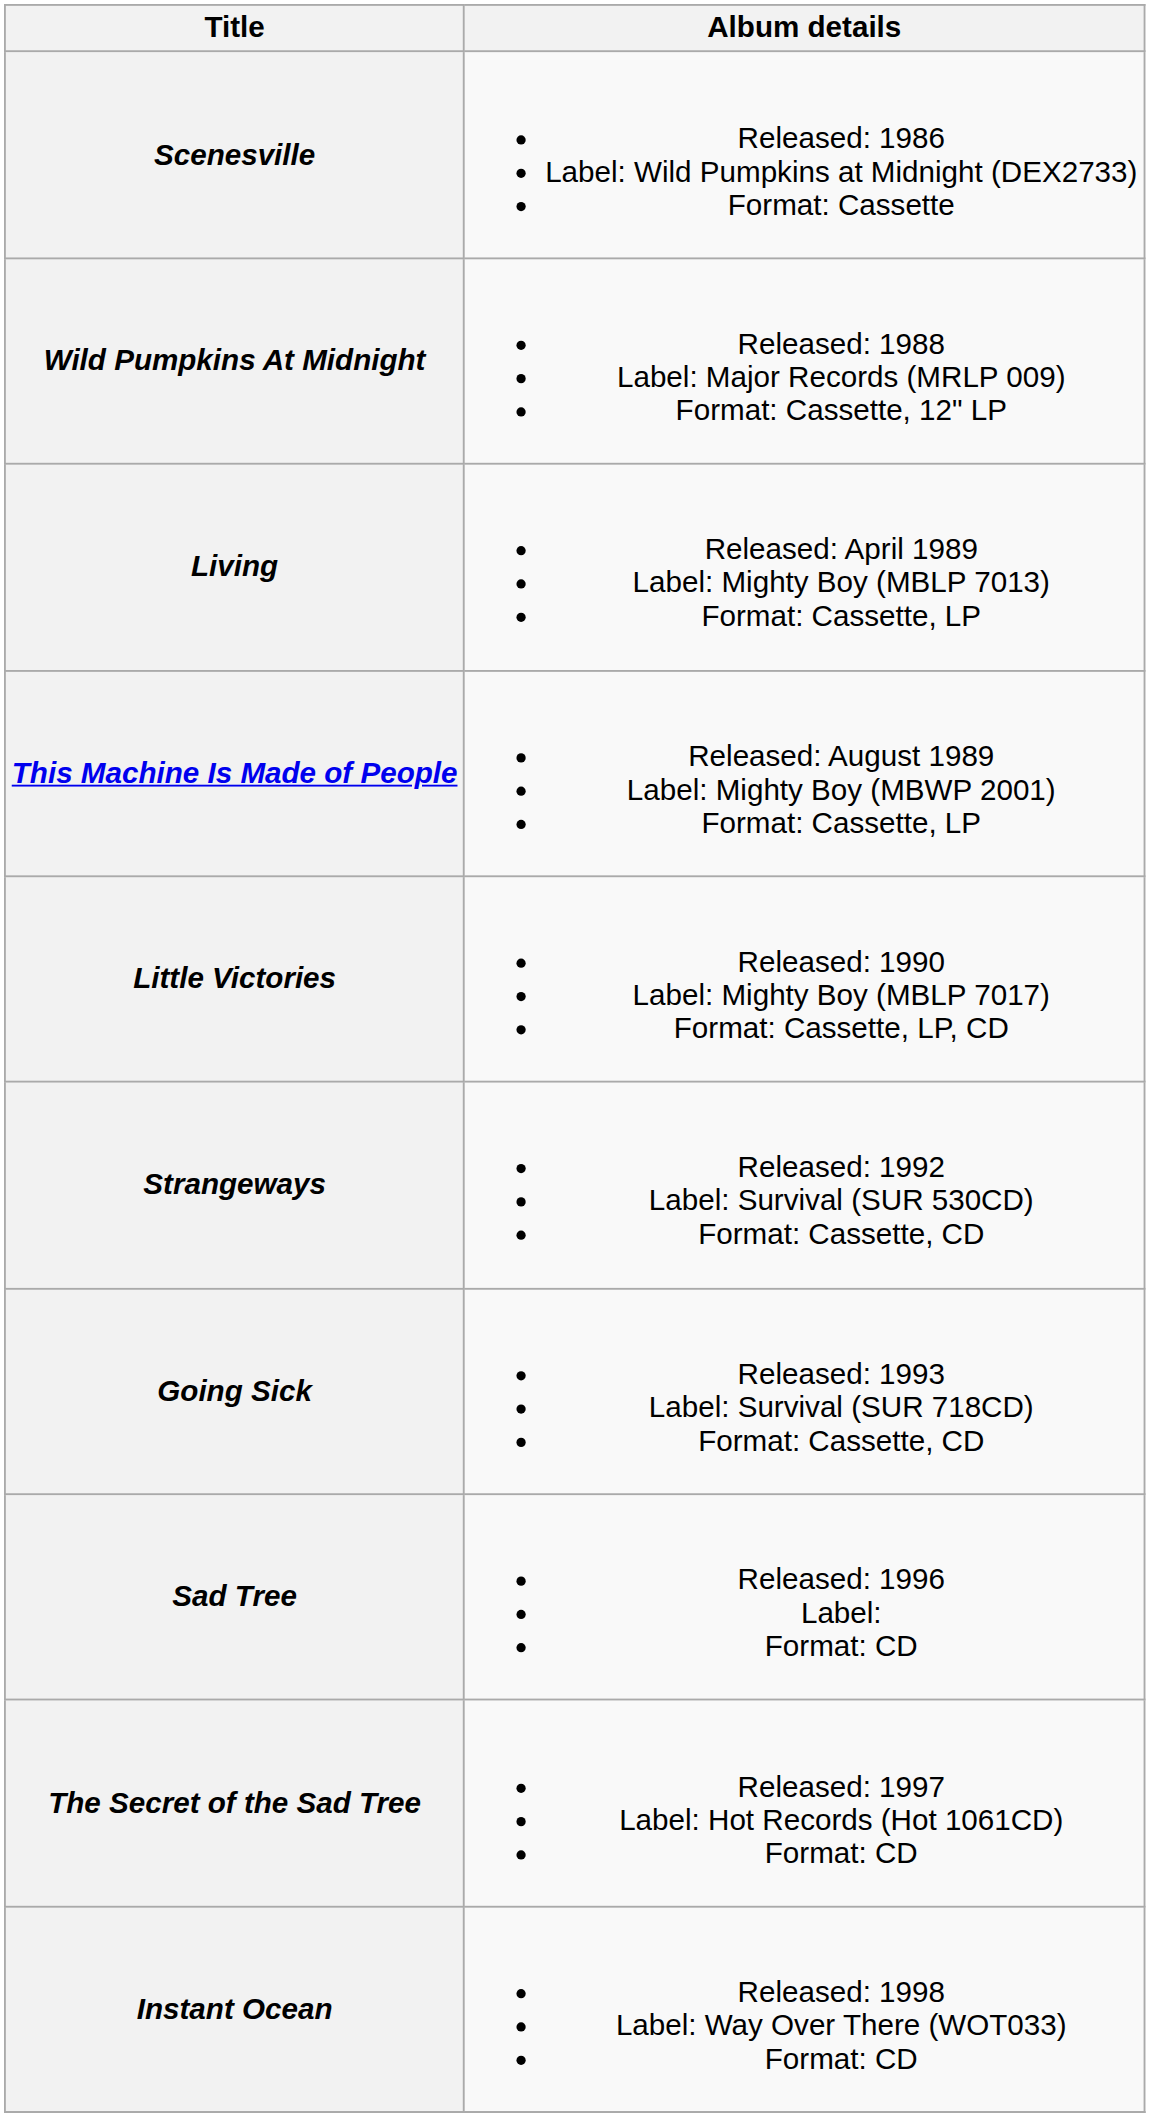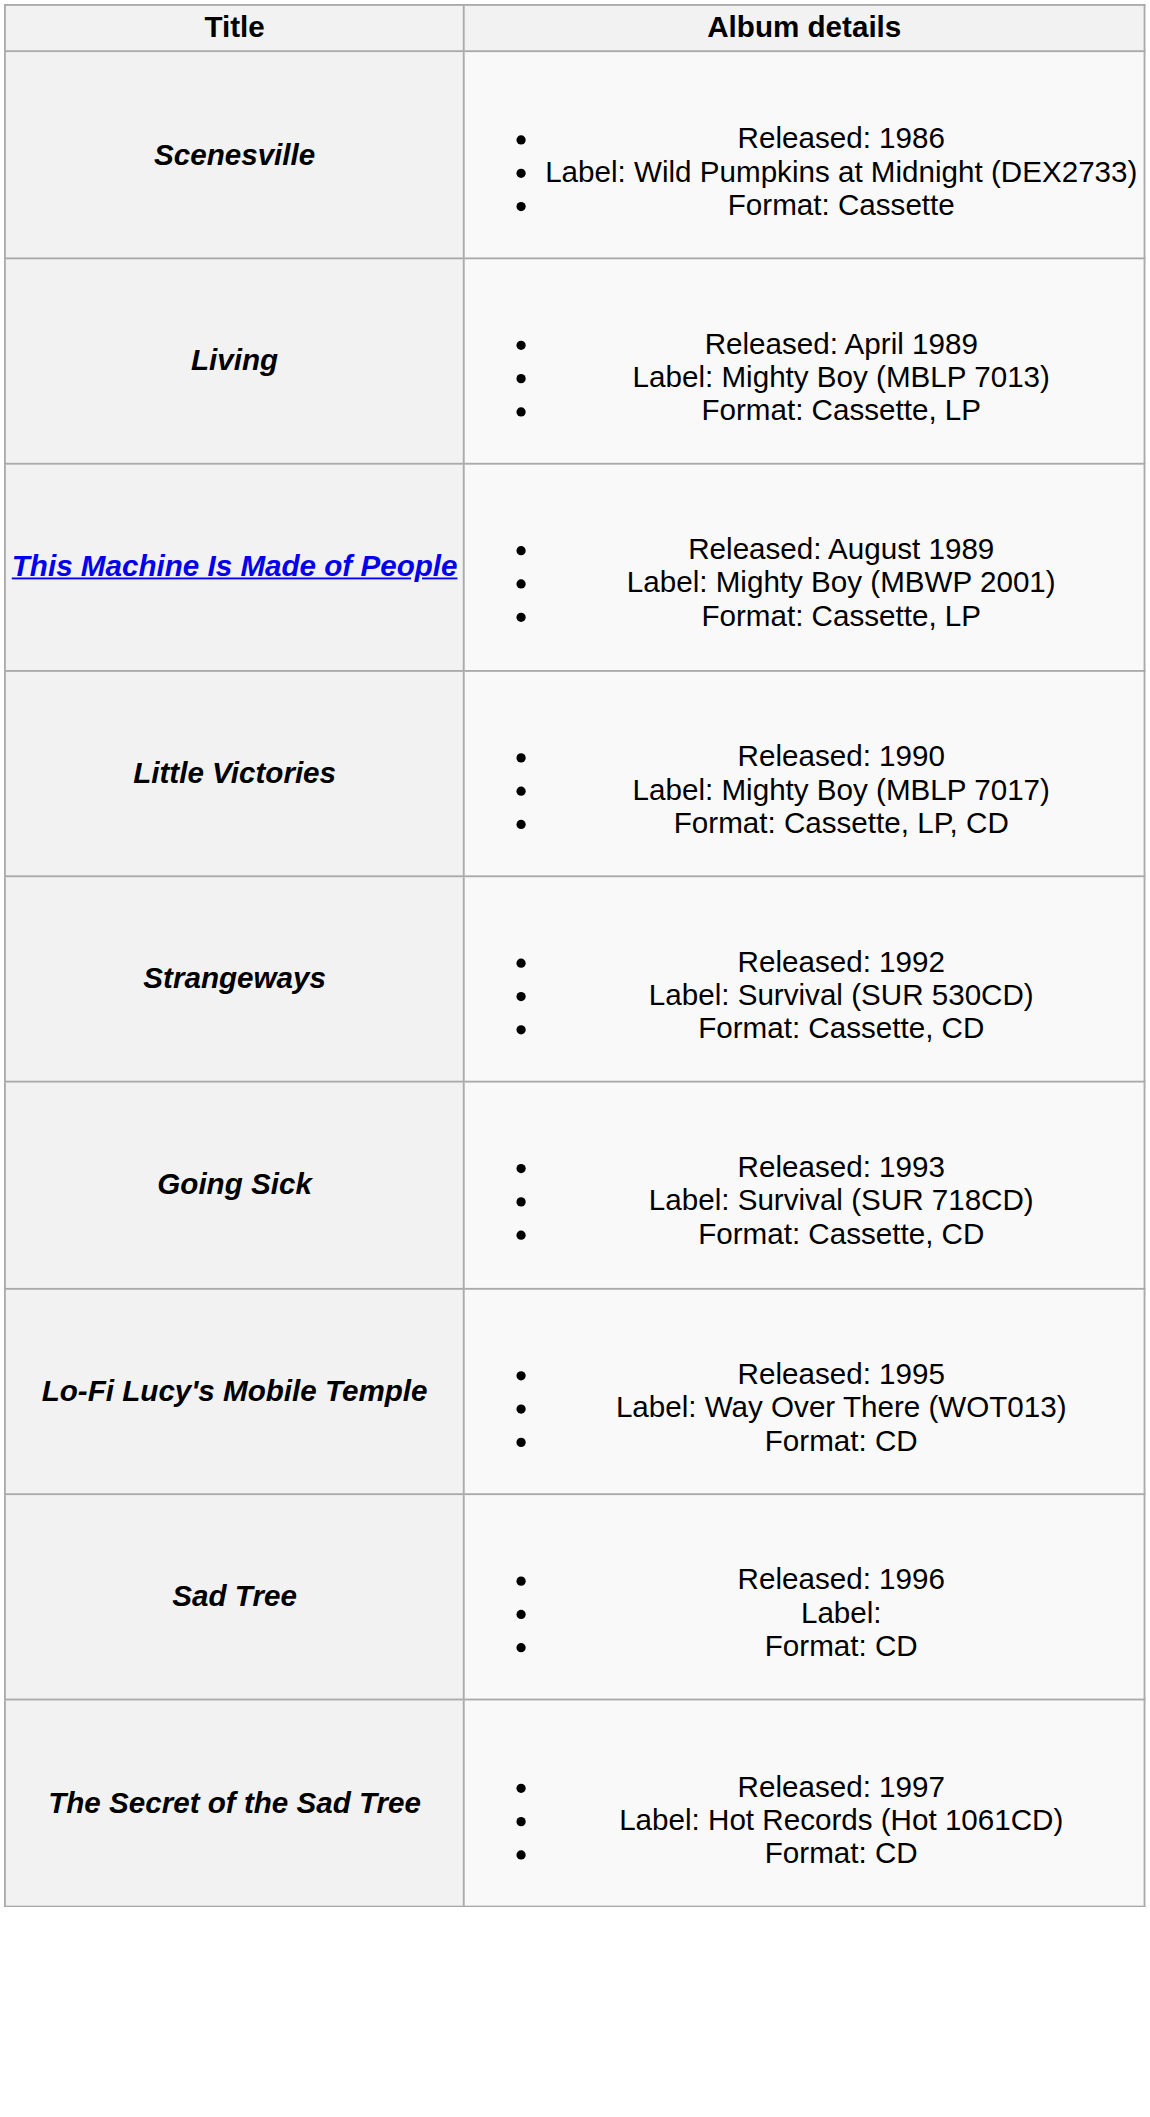- row: (235, 360)
+ row: (235, 1390)
- row: (235, 2008)
